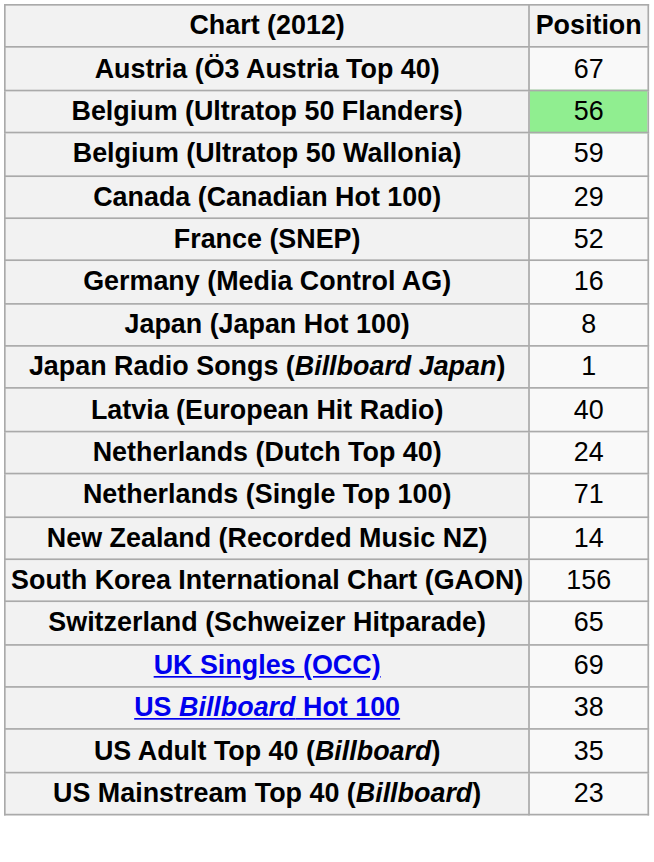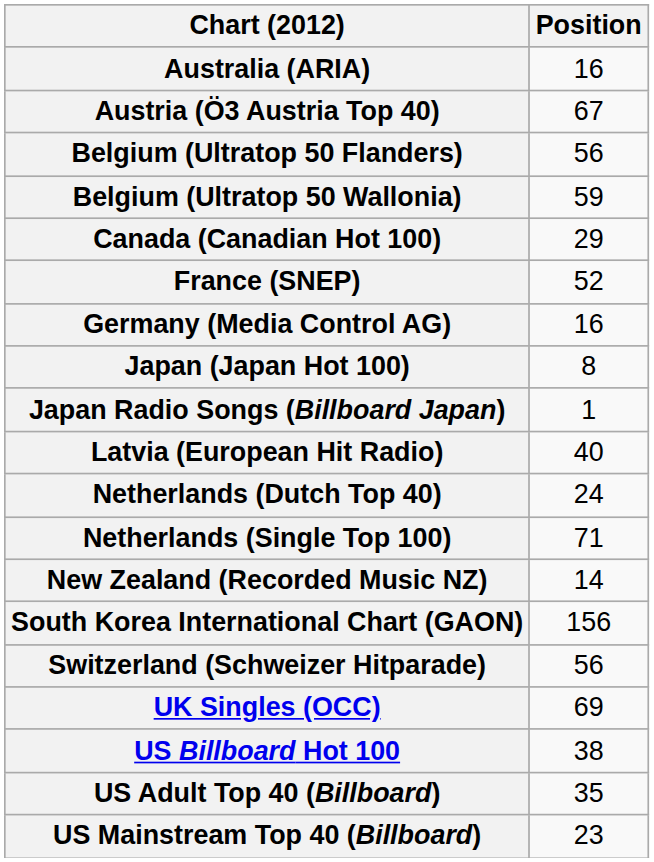+ row: (267, 68)
(589, 111) lightgreen background -> (589, 153) no background
(589, 622) 65 -> (589, 665) 56
